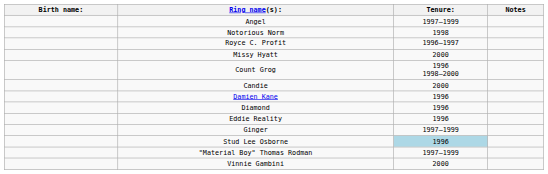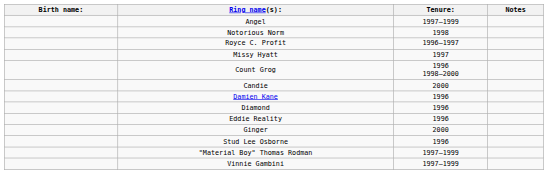(441, 55) 2000 -> (441, 55) 1997
(441, 130) 1997–1999 -> (441, 130) 2000
(441, 141) lightblue background -> (441, 141) no background
(441, 164) 2000 -> (441, 164) 1997–1999
